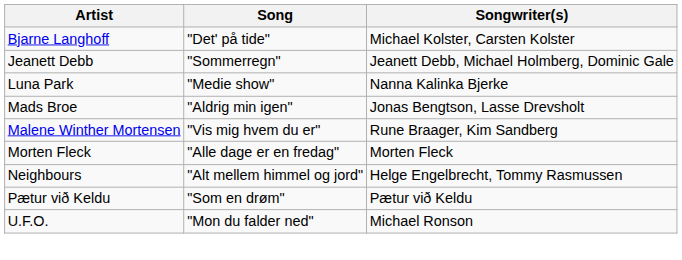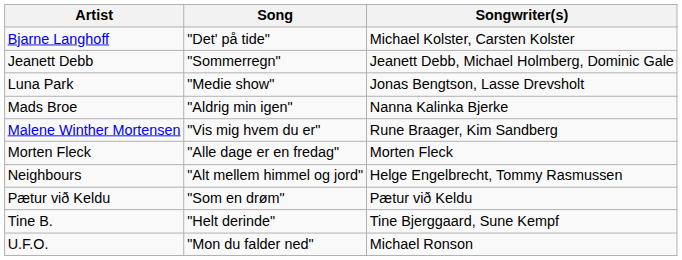(439, 84) Nanna Kalinka Bjerke -> (477, 84) Jonas Bengtson, Lasse Drevsholt
(477, 107) Jonas Bengtson, Lasse Drevsholt -> (439, 107) Nanna Kalinka Bjerke
+ row: (30, 221)
